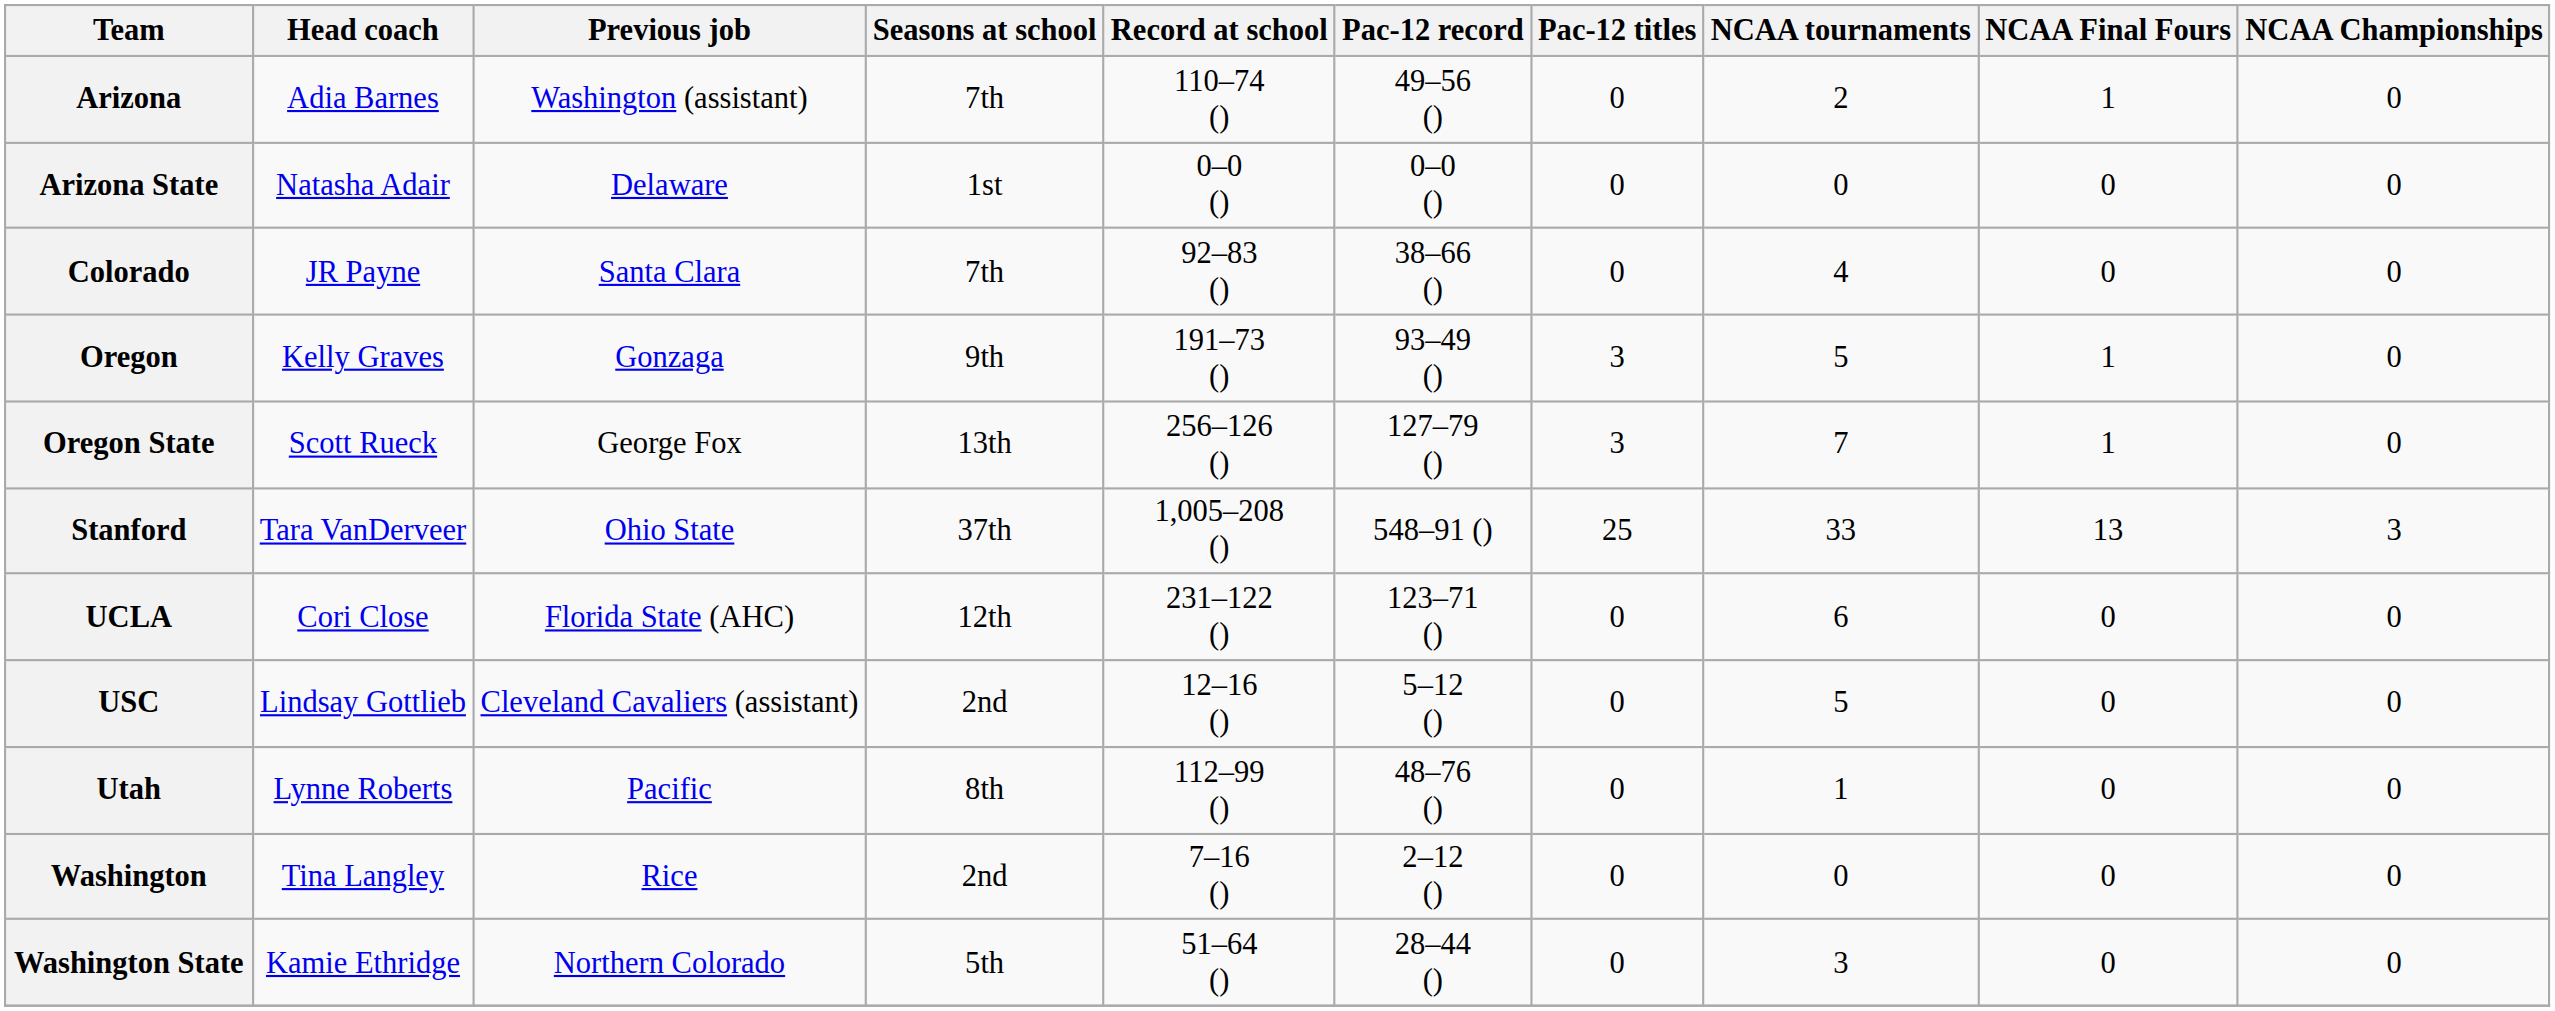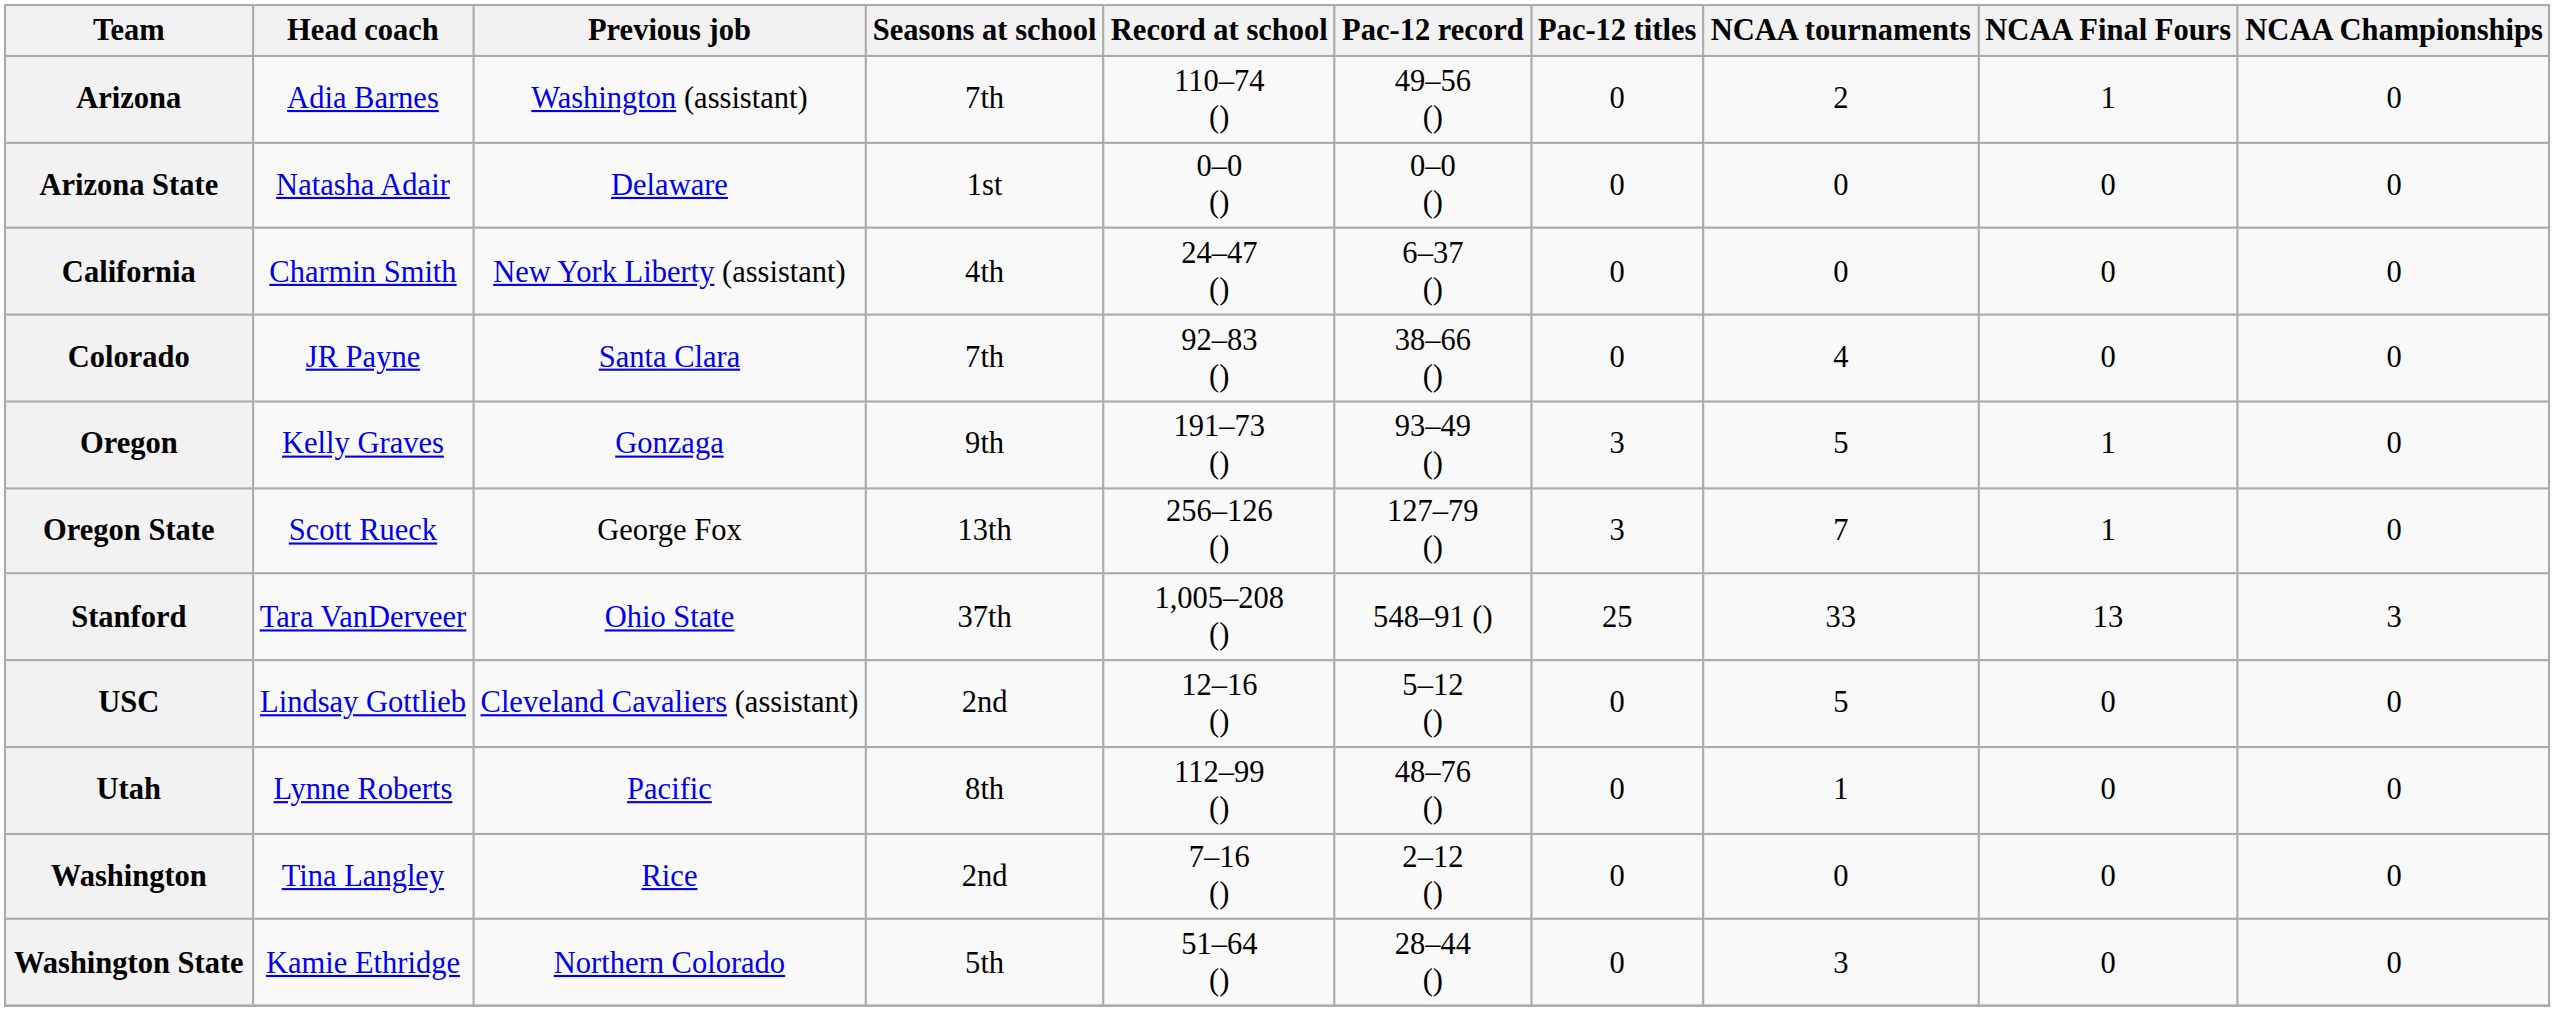+ row: (129, 271)
- row: (129, 616)
